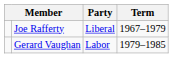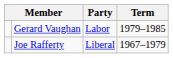rows swapped: (39, 28) <-> (47, 45)
